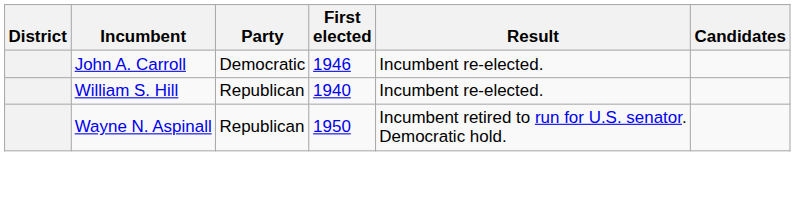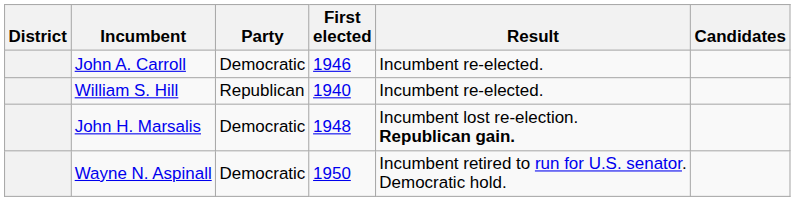+ row: (138, 127)
(262, 127) Republican -> (262, 173) Democratic
